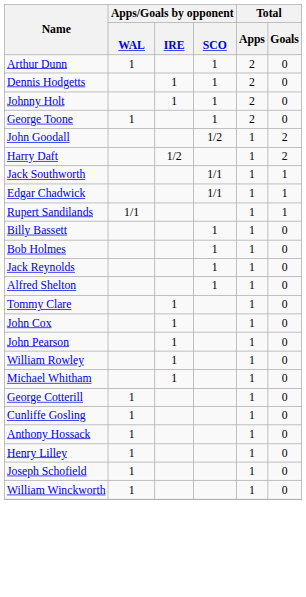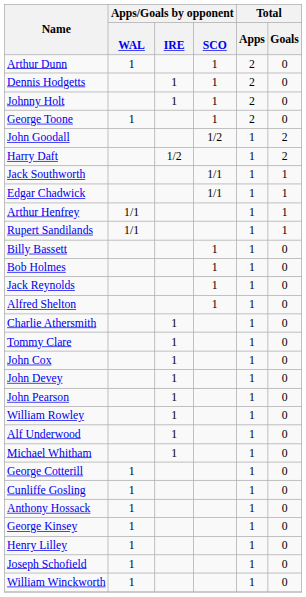+ row: (43, 212)
+ row: (52, 323)
+ row: (35, 378)
+ row: (44, 434)
+ row: (42, 527)
